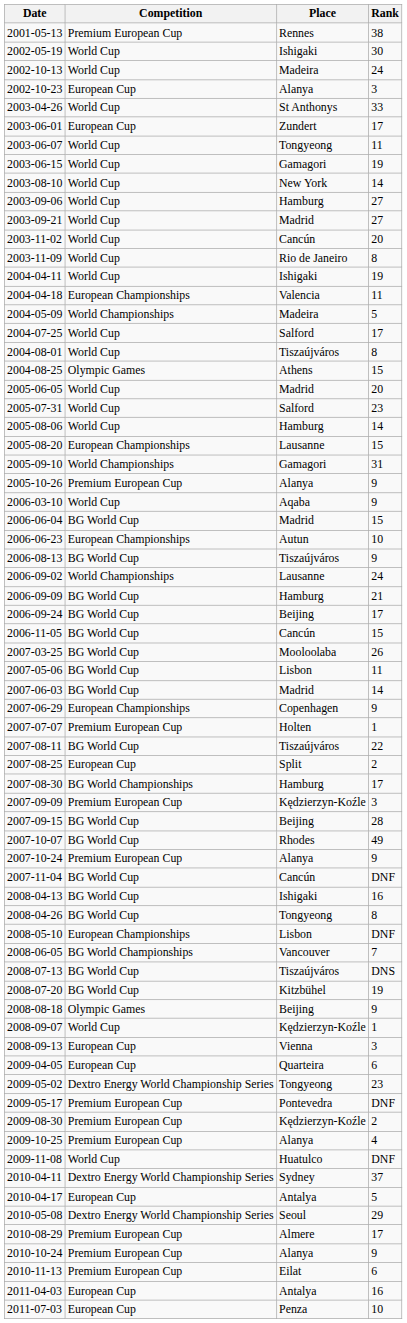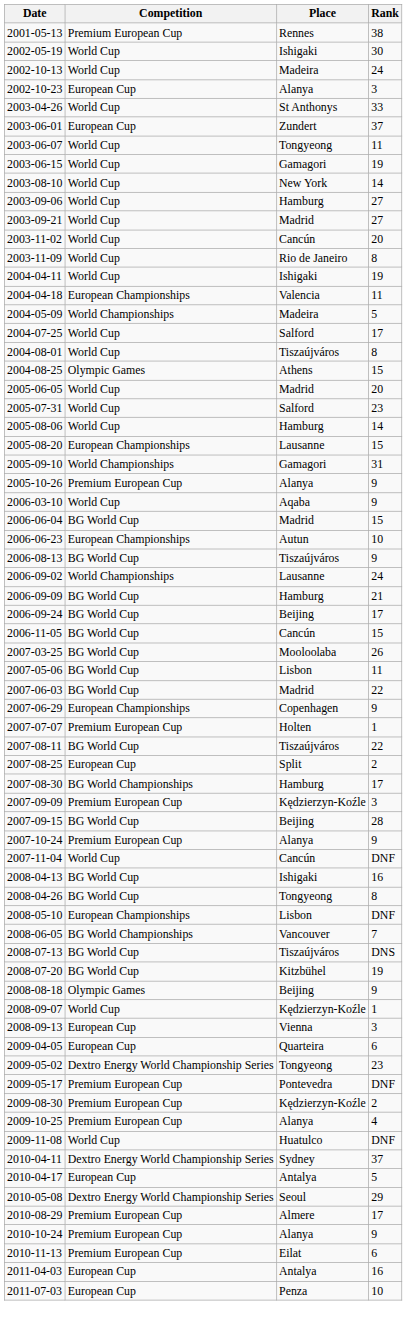(377, 126) 17 -> (377, 126) 37
(377, 689) 14 -> (377, 689) 22
- row: (35, 840)
(103, 877) BG World Cup -> (94, 858) World Cup
